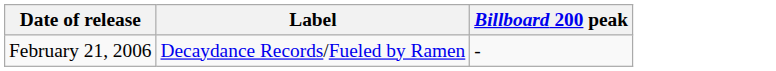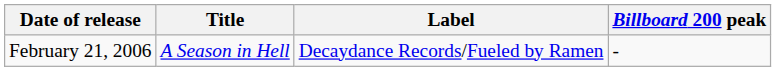+ column: (225, 19)
